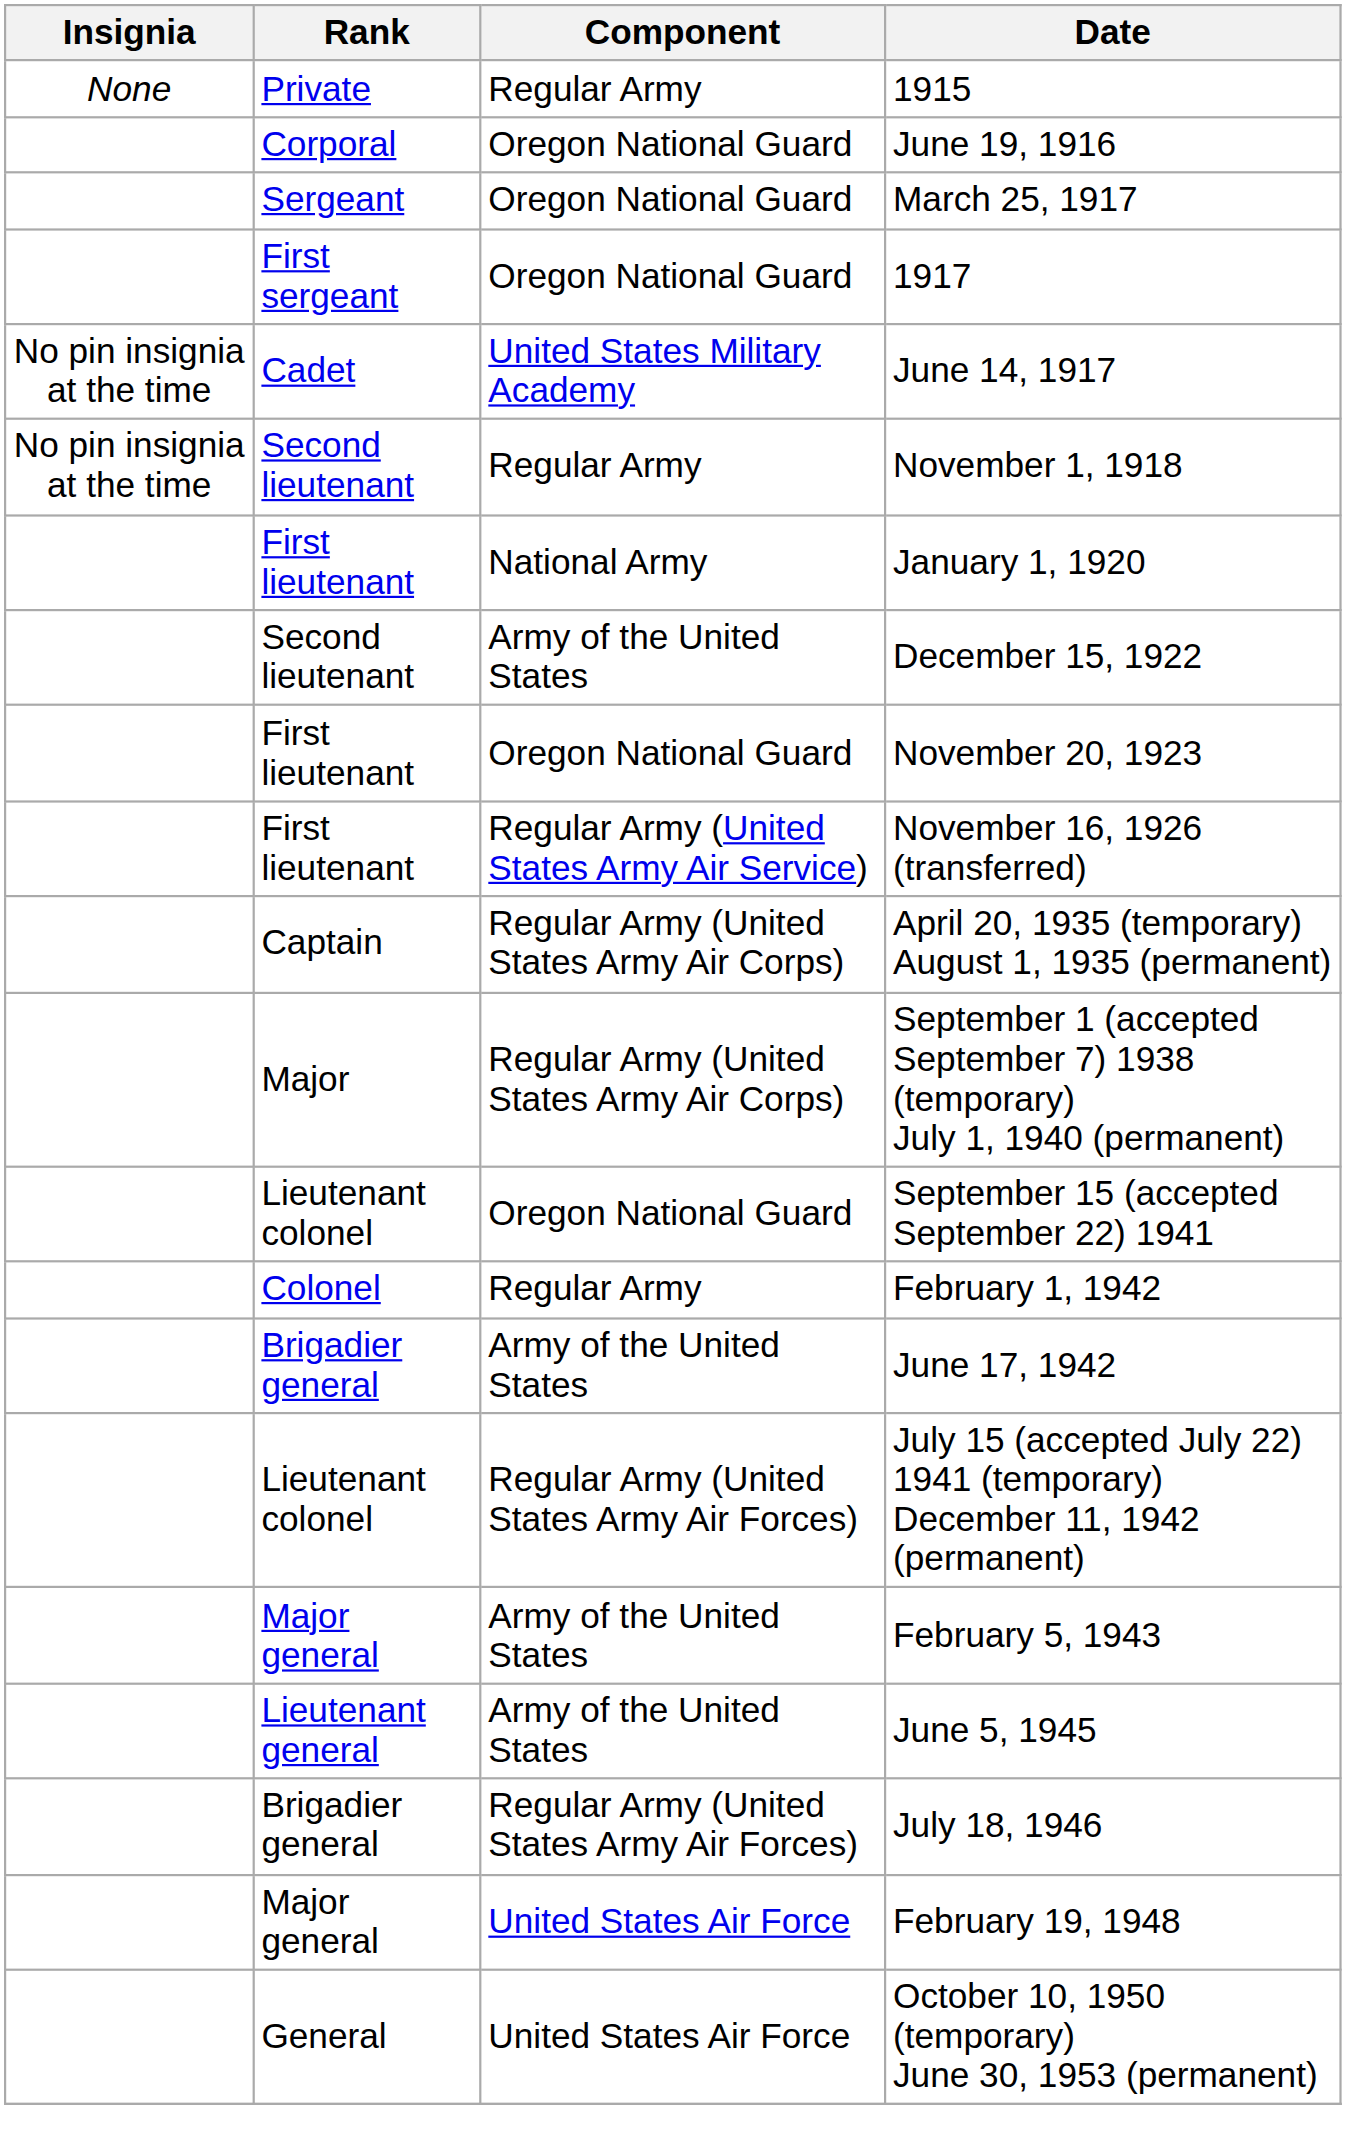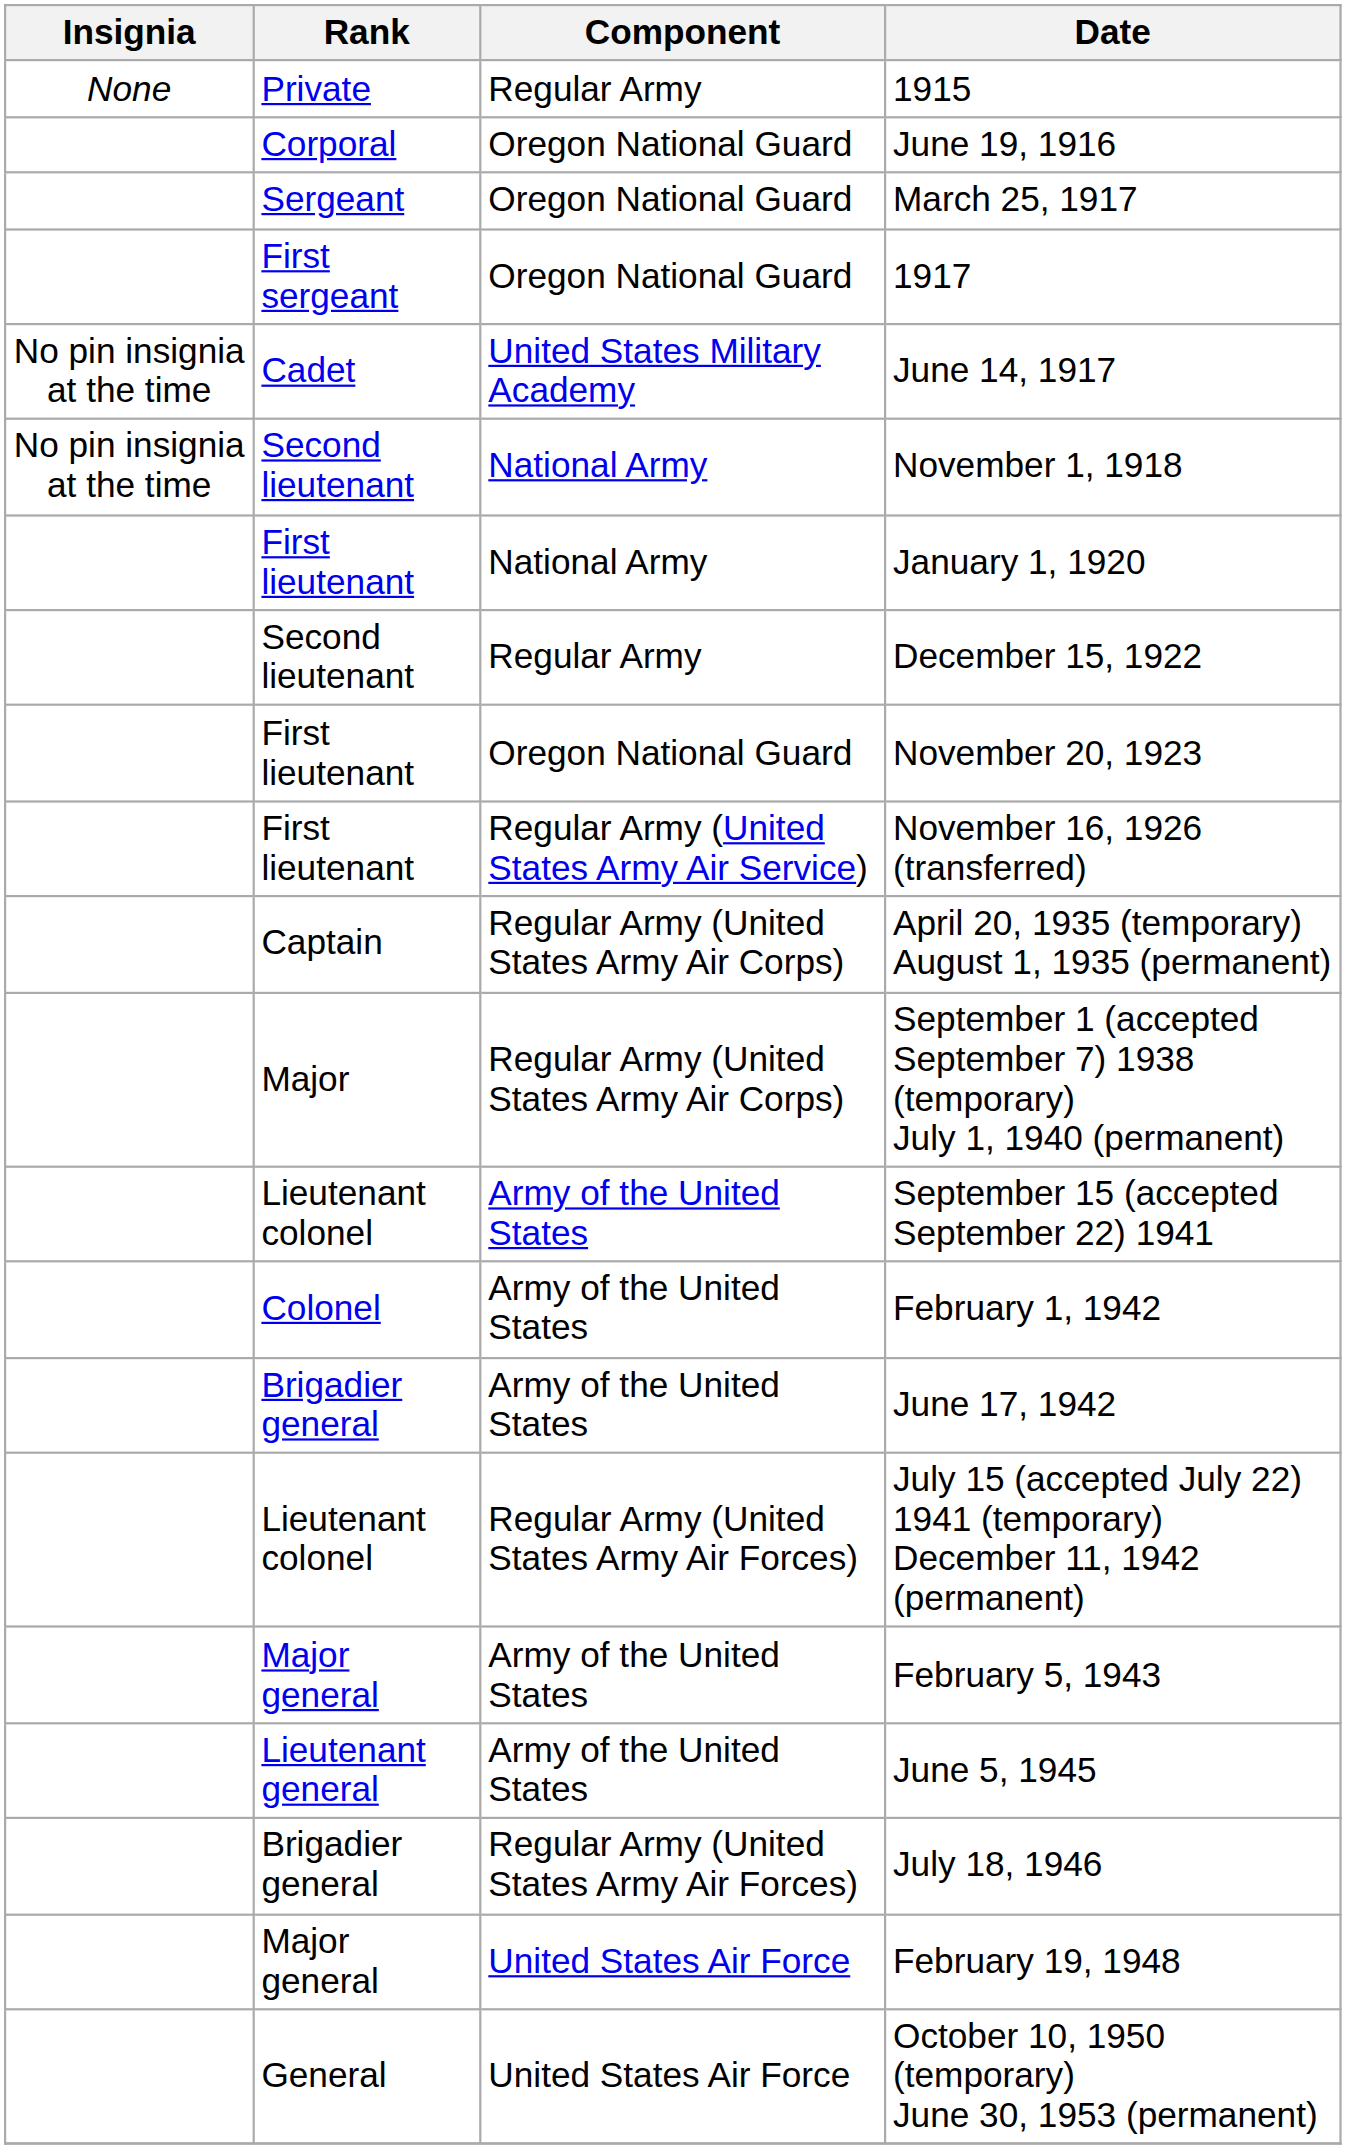(595, 466) Regular Army -> (598, 466) National Army
(634, 657) Army of the United States -> (595, 657) Regular Army
(670, 1213) Oregon National Guard -> (634, 1213) Army of the United States
(595, 1289) Regular Army -> (634, 1308) Army of the United States
